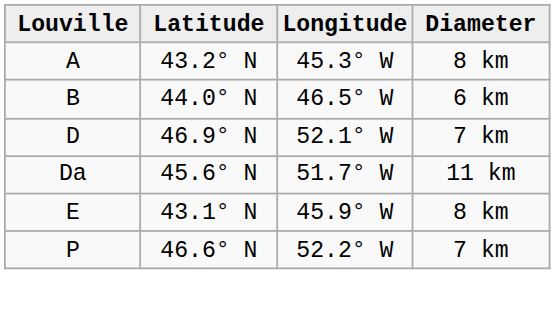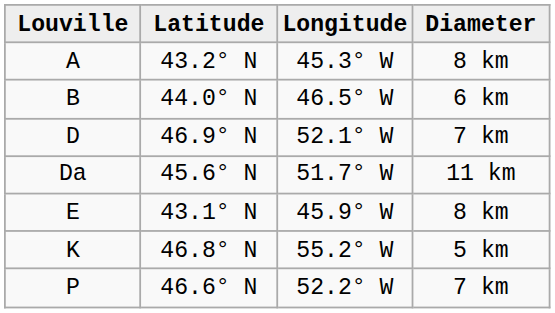+ row: (73, 250)
